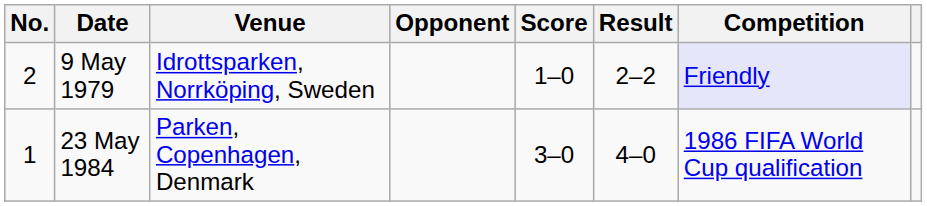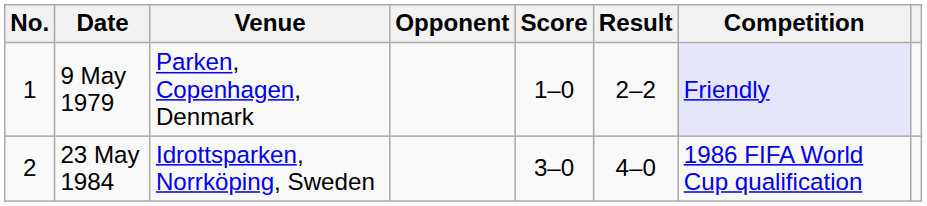(30, 75) 2 -> (30, 89) 1
(265, 75) Idrottsparken, Norrköping, Sweden -> (228, 89) Parken, Copenhagen, Denmark
(30, 154) 1 -> (30, 168) 2
(228, 154) Parken, Copenhagen, Denmark -> (265, 168) Idrottsparken, Norrköping, Sweden
